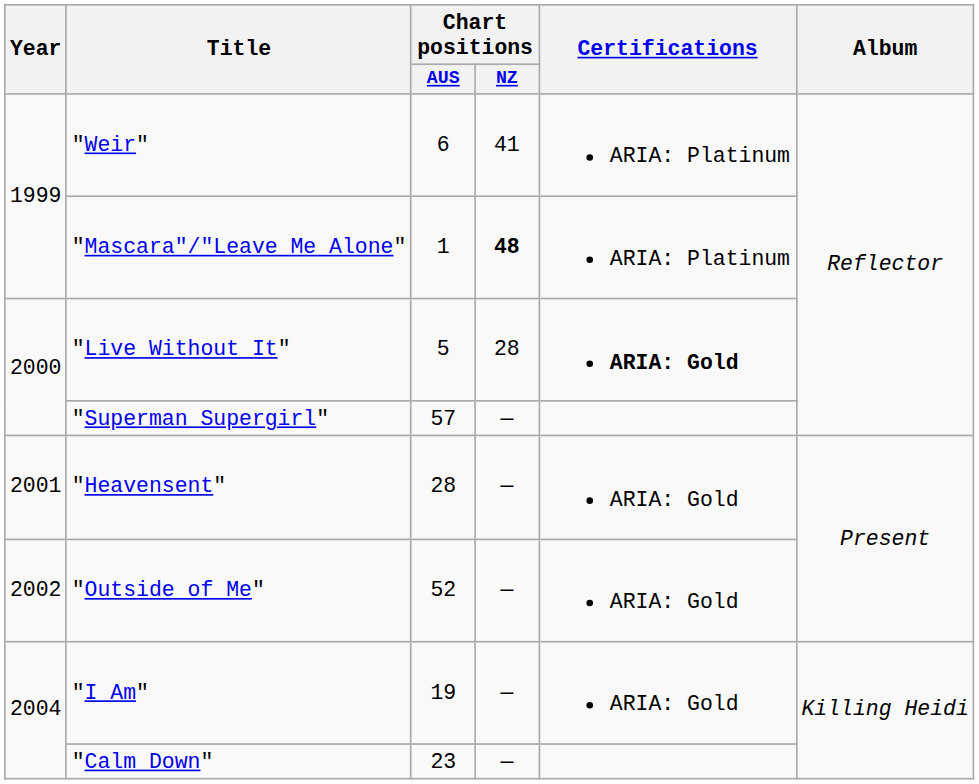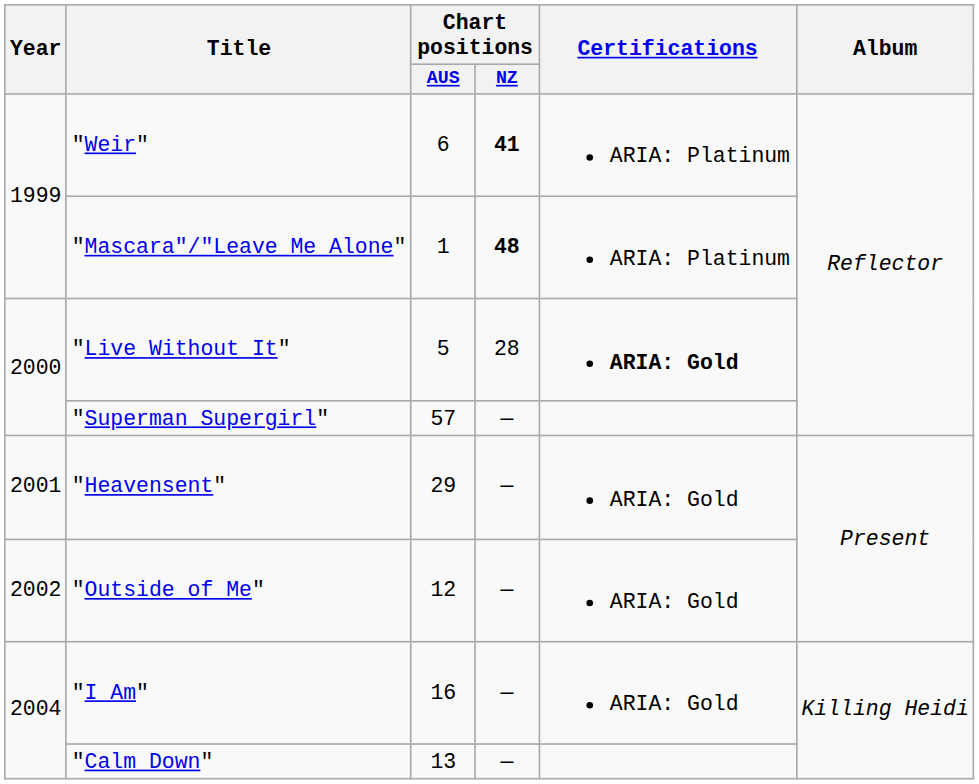(507, 145) normal -> (507, 145) bold
(443, 487) 28 -> (443, 487) 29
(443, 590) 52 -> (443, 590) 12
(443, 693) 19 -> (443, 693) 16
(443, 761) 23 -> (443, 761) 13
